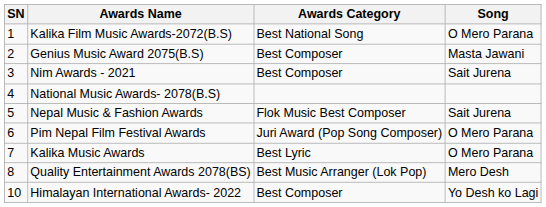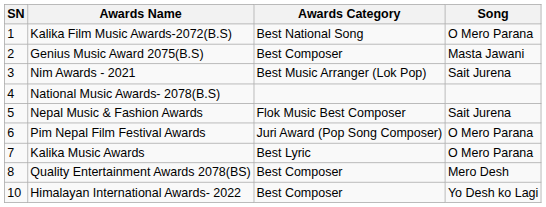(299, 73) Best Composer -> (341, 73) Best Music Arranger (Lok Pop)
(341, 172) Best Music Arranger (Lok Pop) -> (299, 172) Best Composer
